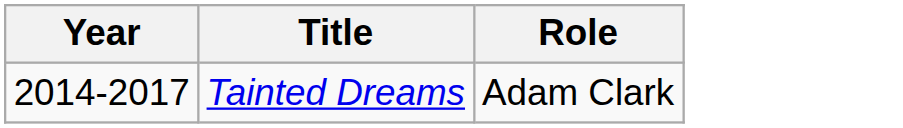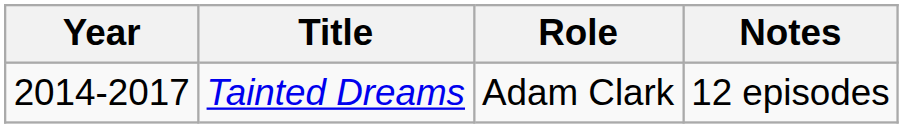+ column: (790, 33)
